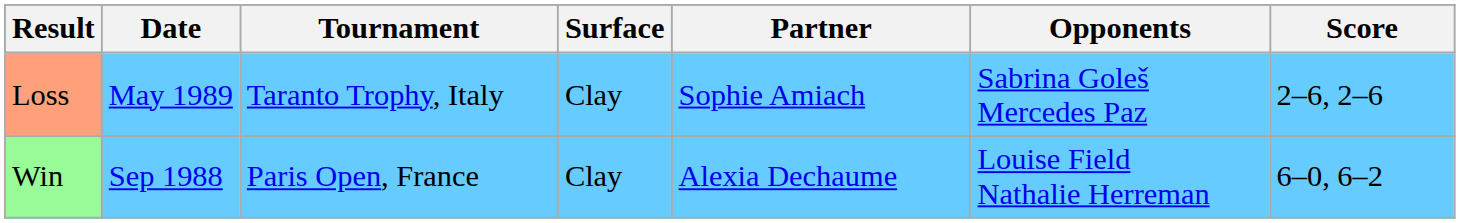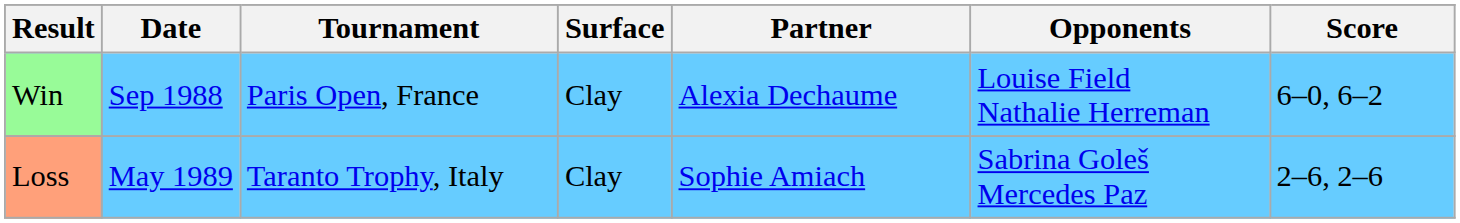rows swapped: (38, 176) <-> (41, 93)
